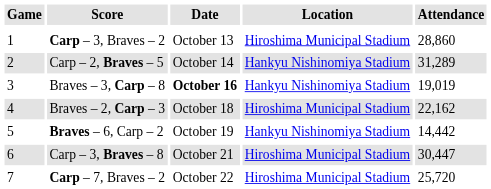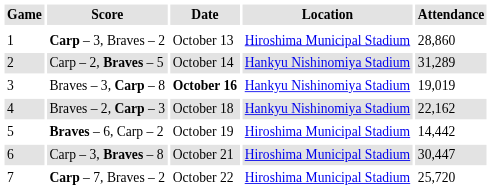(327, 109) Hiroshima Municipal Stadium -> (327, 109) Hankyu Nishinomiya Stadium
(327, 132) Hankyu Nishinomiya Stadium -> (327, 132) Hiroshima Municipal Stadium
